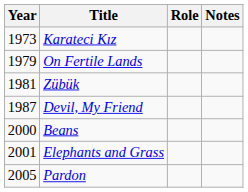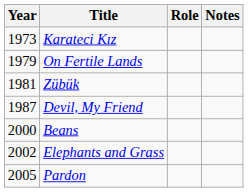(22, 152) 2001 -> (22, 152) 2002
